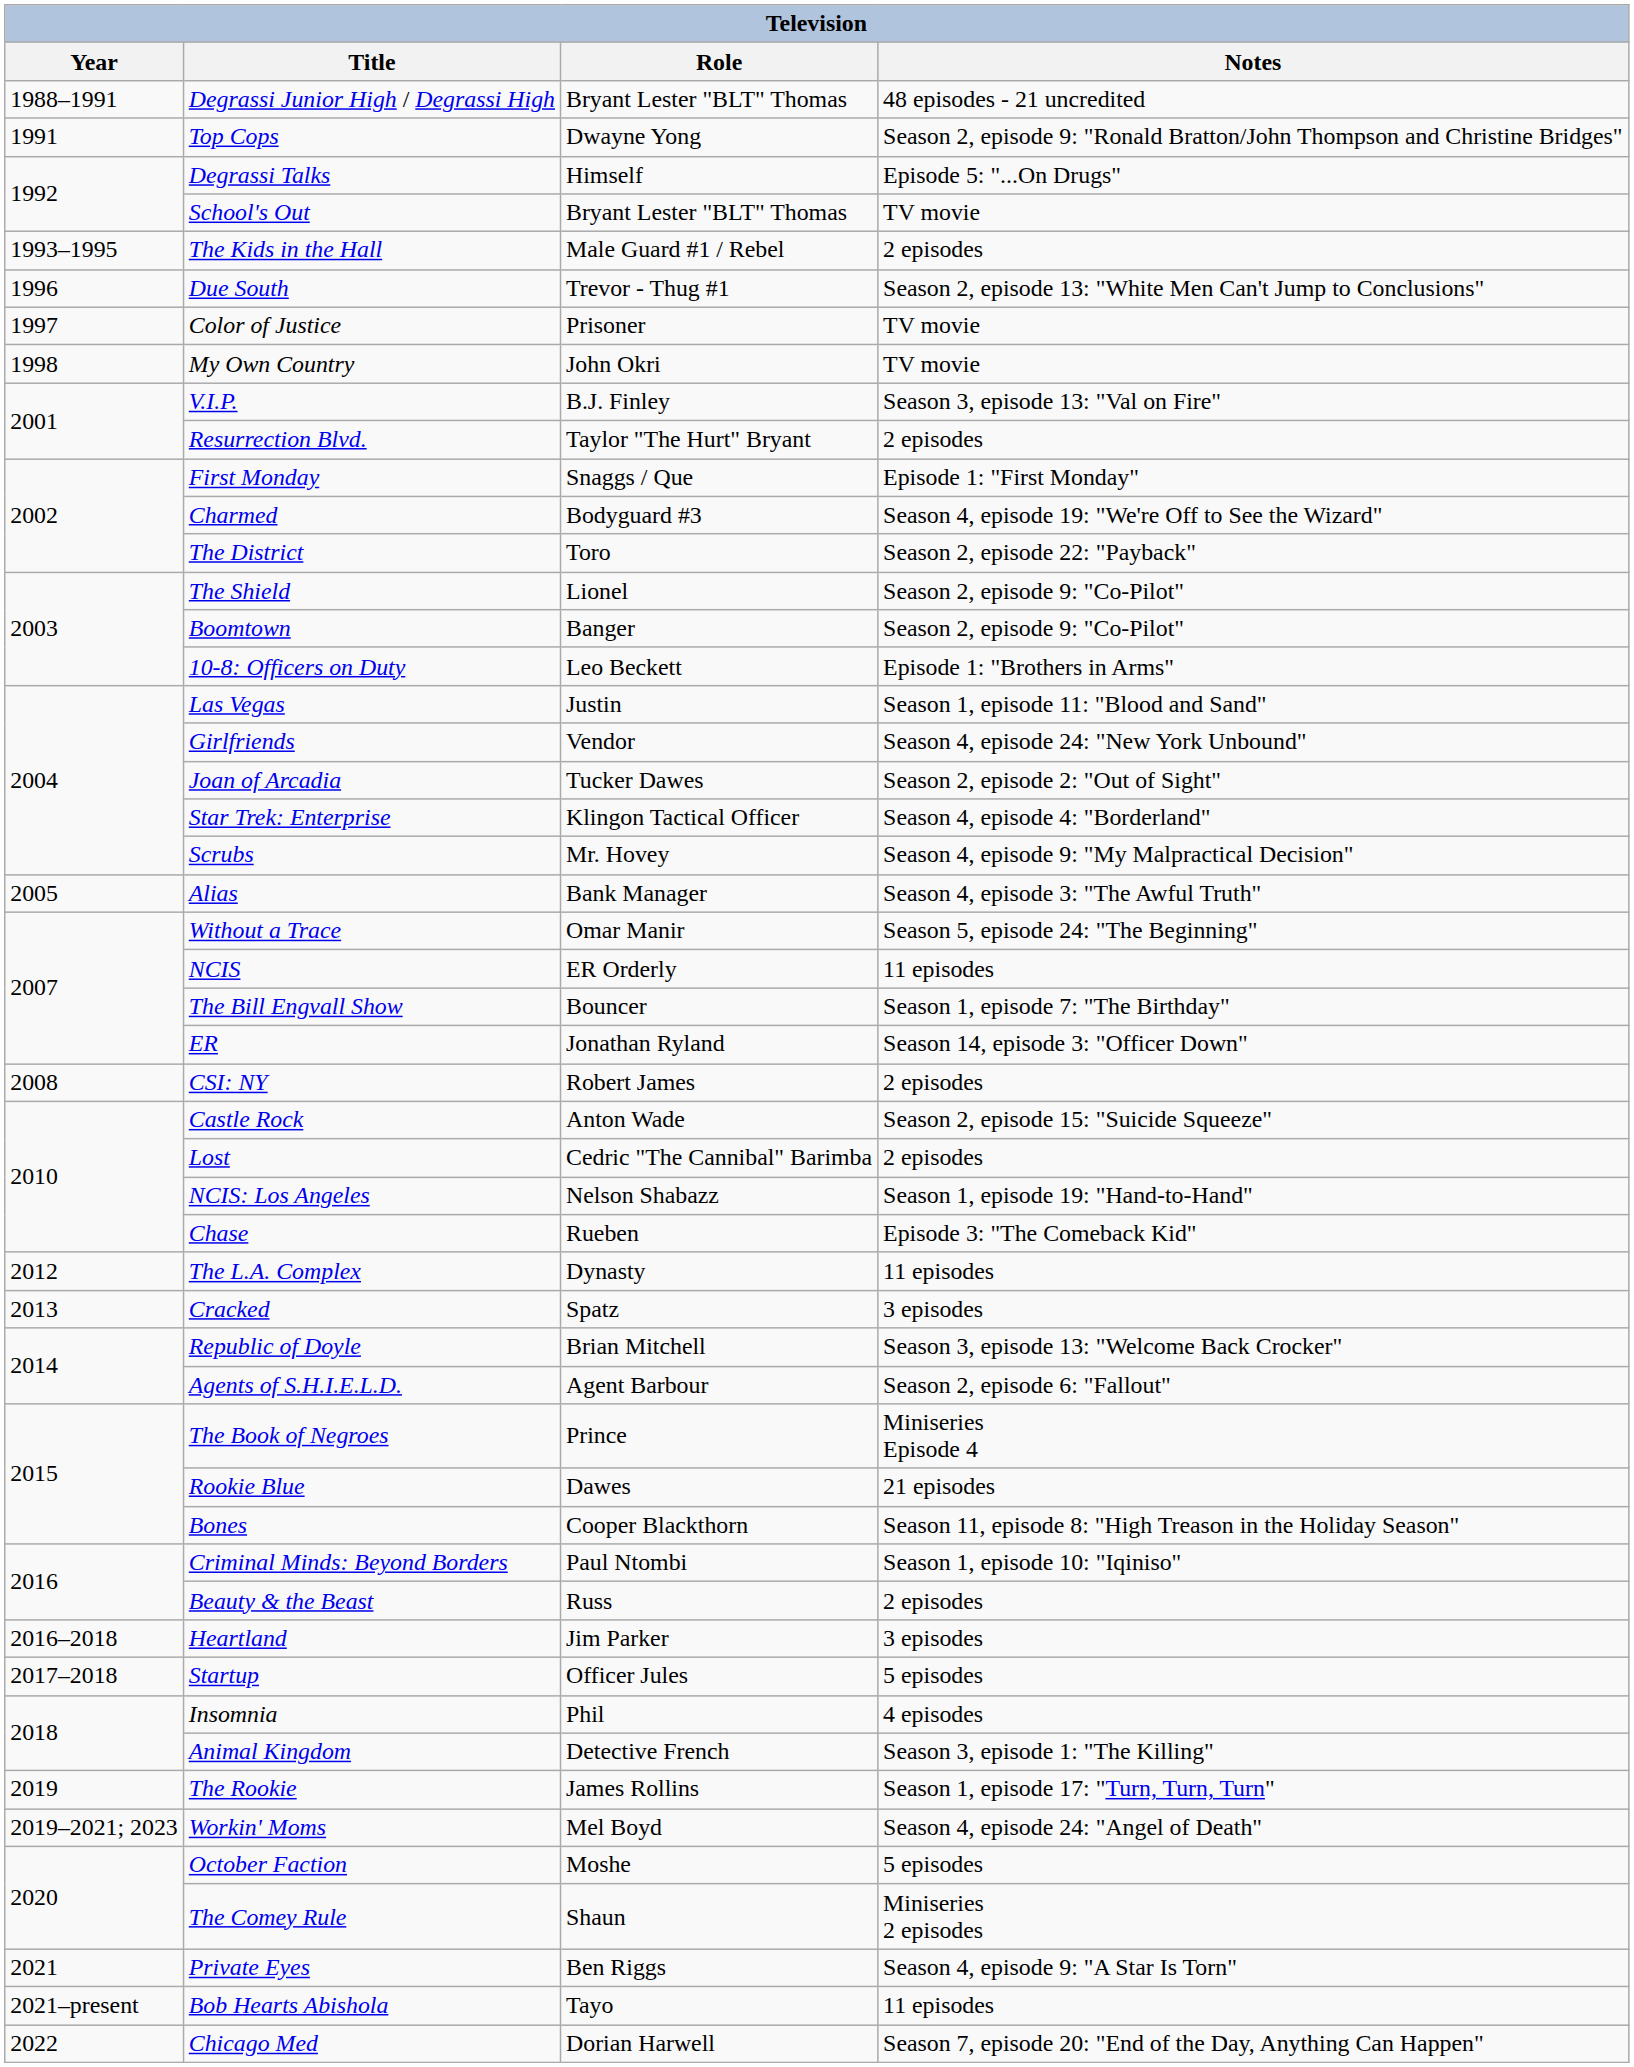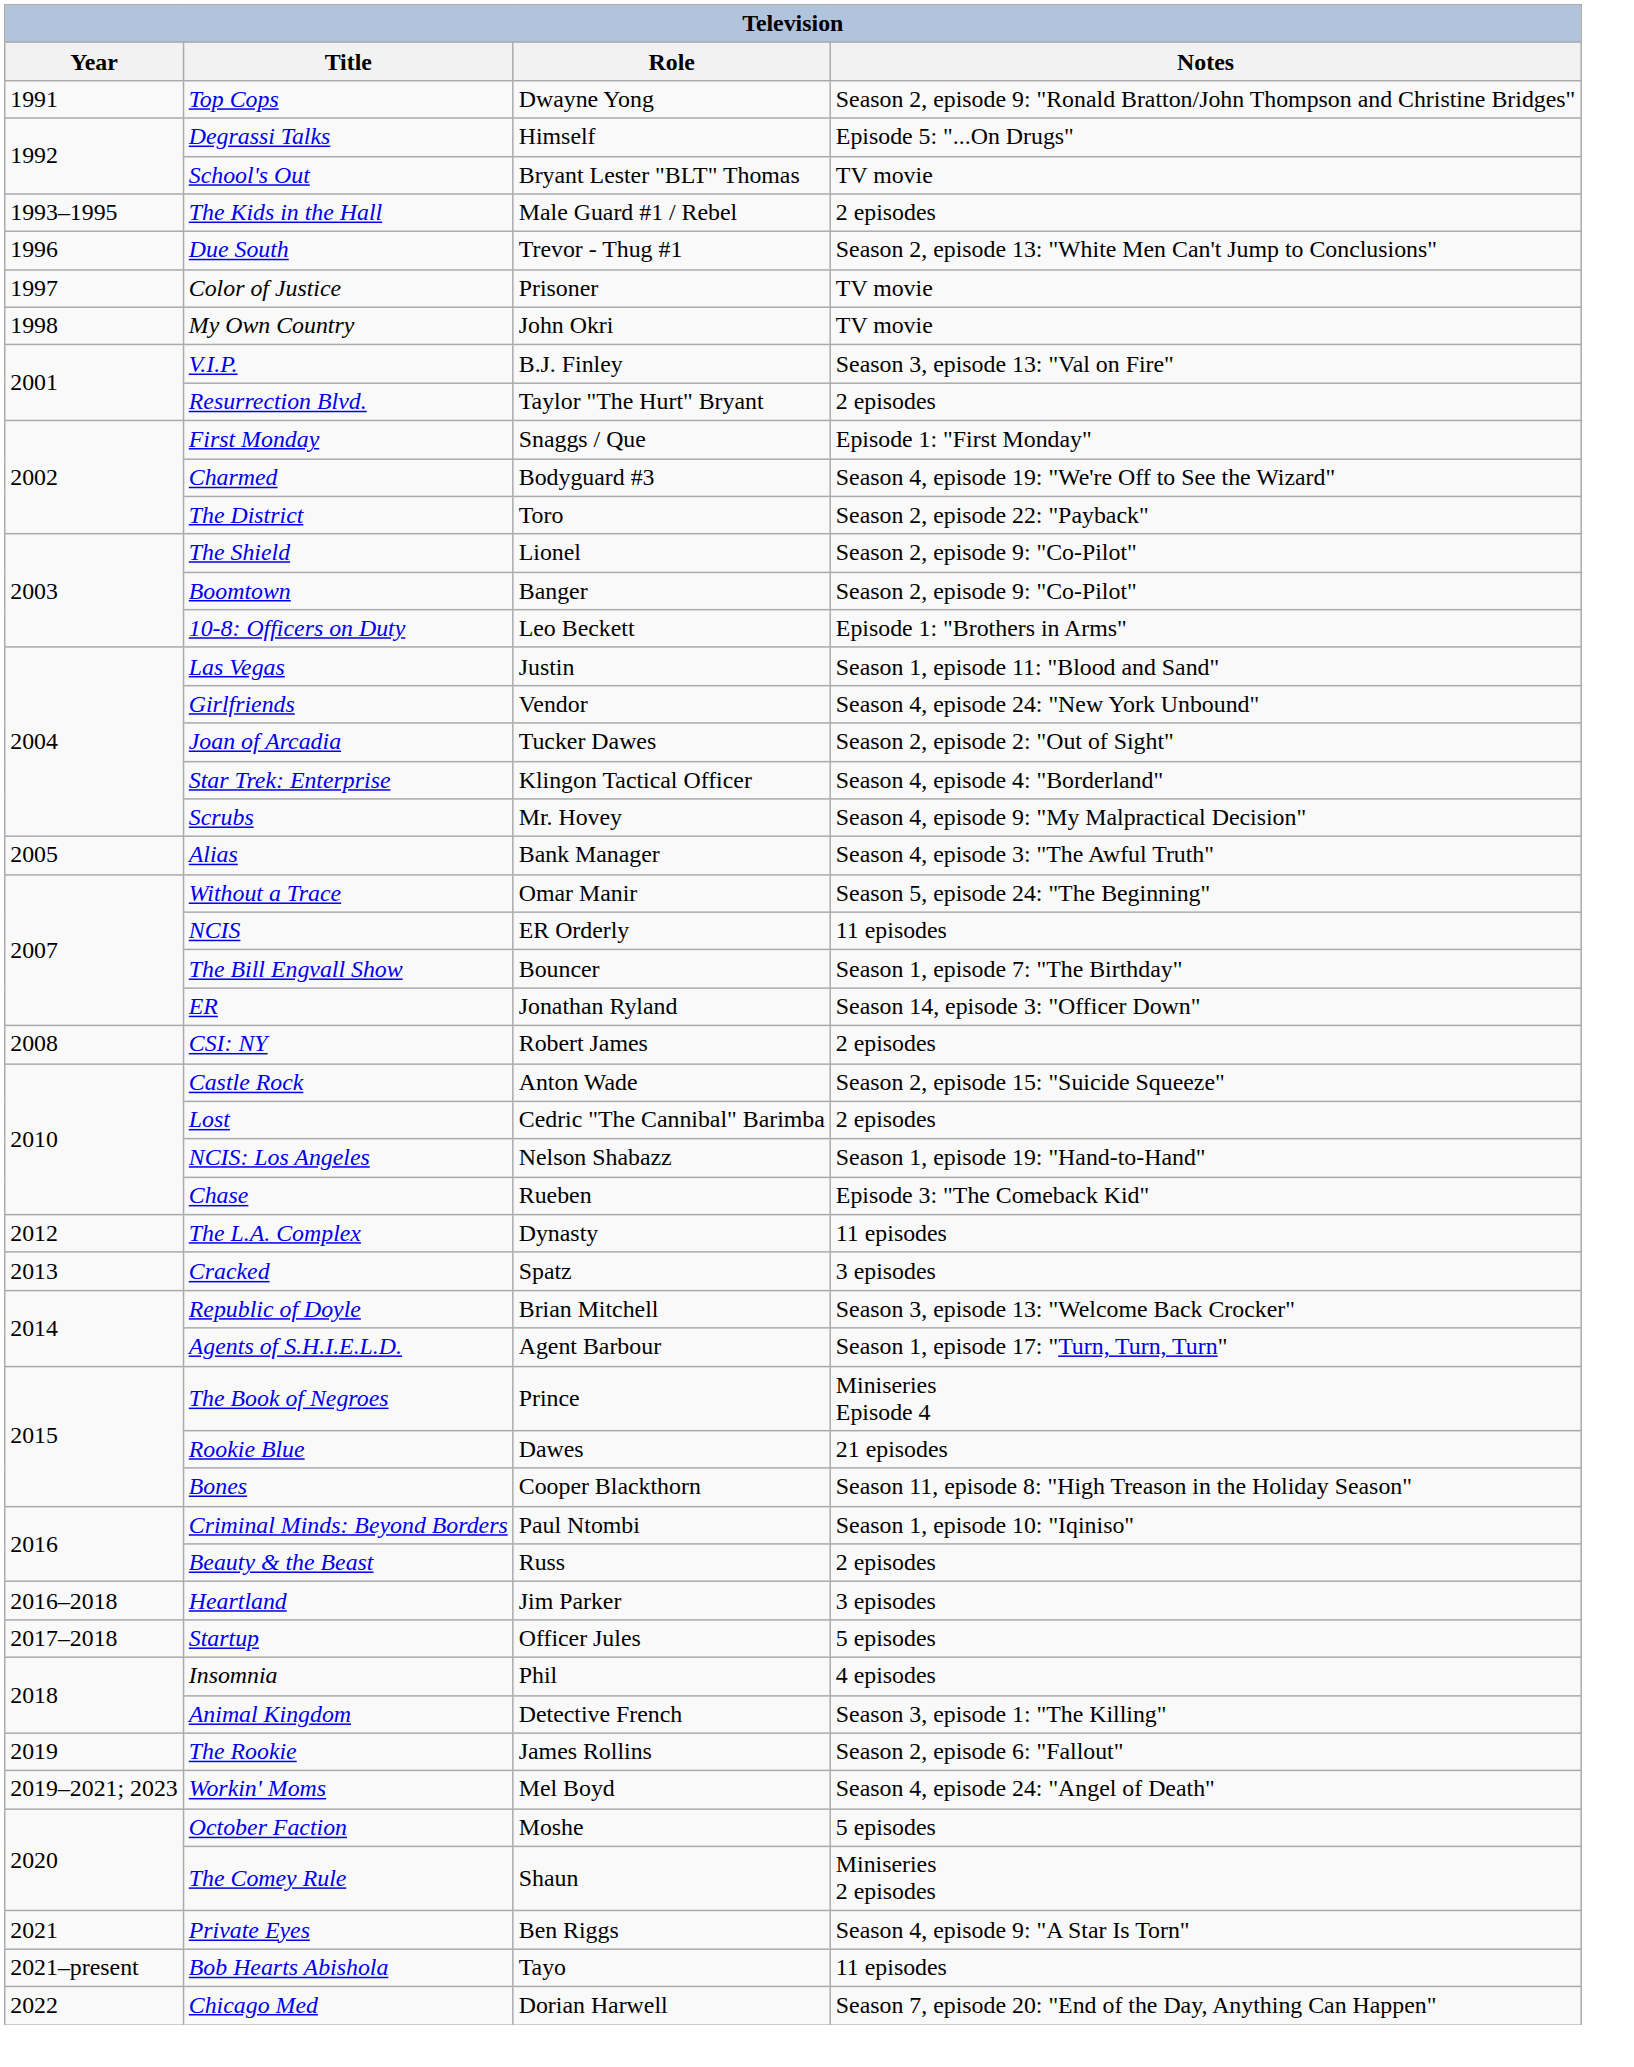- row: (372, 99)
(1027, 1384) Season 2, episode 6: "Fallout" -> (1032, 1346) Season 1, episode 17: "Turn, Turn, Turn"
(1079, 1789) Season 1, episode 17: "Turn, Turn, Turn" -> (980, 1751) Season 2, episode 6: "Fallout"
